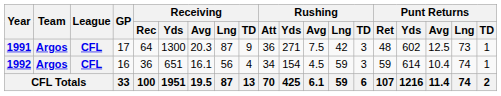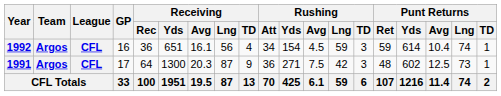rows swapped: (19, 47) <-> (19, 64)
